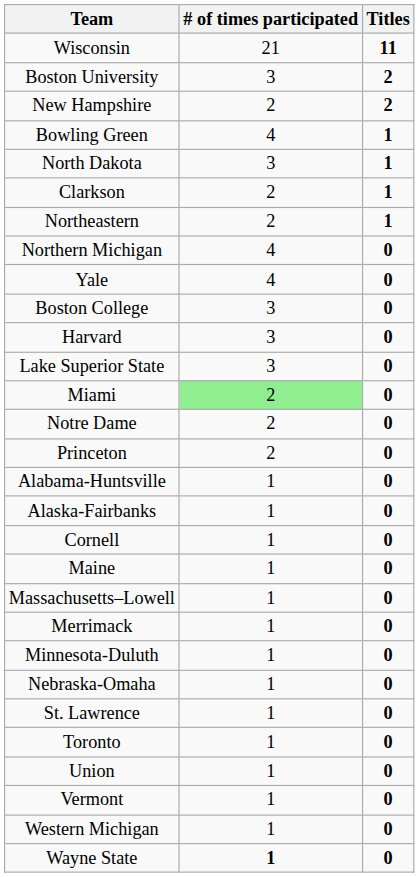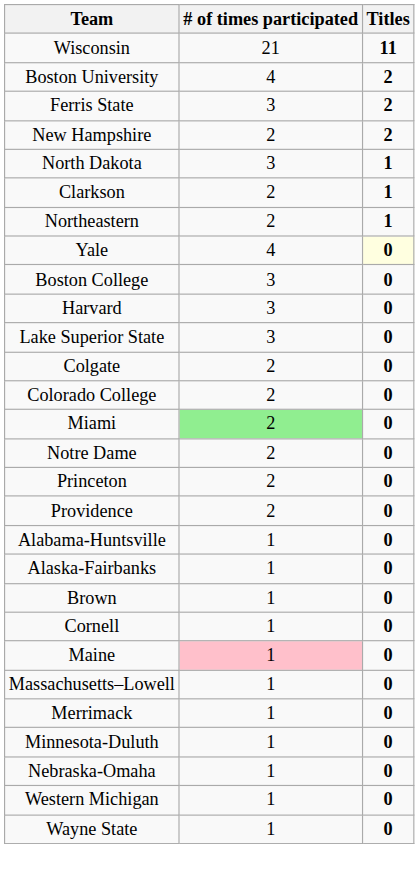(271, 76) 3 -> (271, 76) 4
+ row: (92, 105)
- row: (92, 134)
- row: (92, 250)
(388, 279) no background -> (388, 250) lightyellow background
+ row: (92, 366)
+ row: (92, 395)
+ row: (92, 510)
+ row: (92, 597)
(271, 568) no background -> (271, 655) pink background
- row: (92, 713)
- row: (92, 742)
- row: (92, 771)
- row: (92, 800)
(271, 857) bold -> (271, 828) normal
